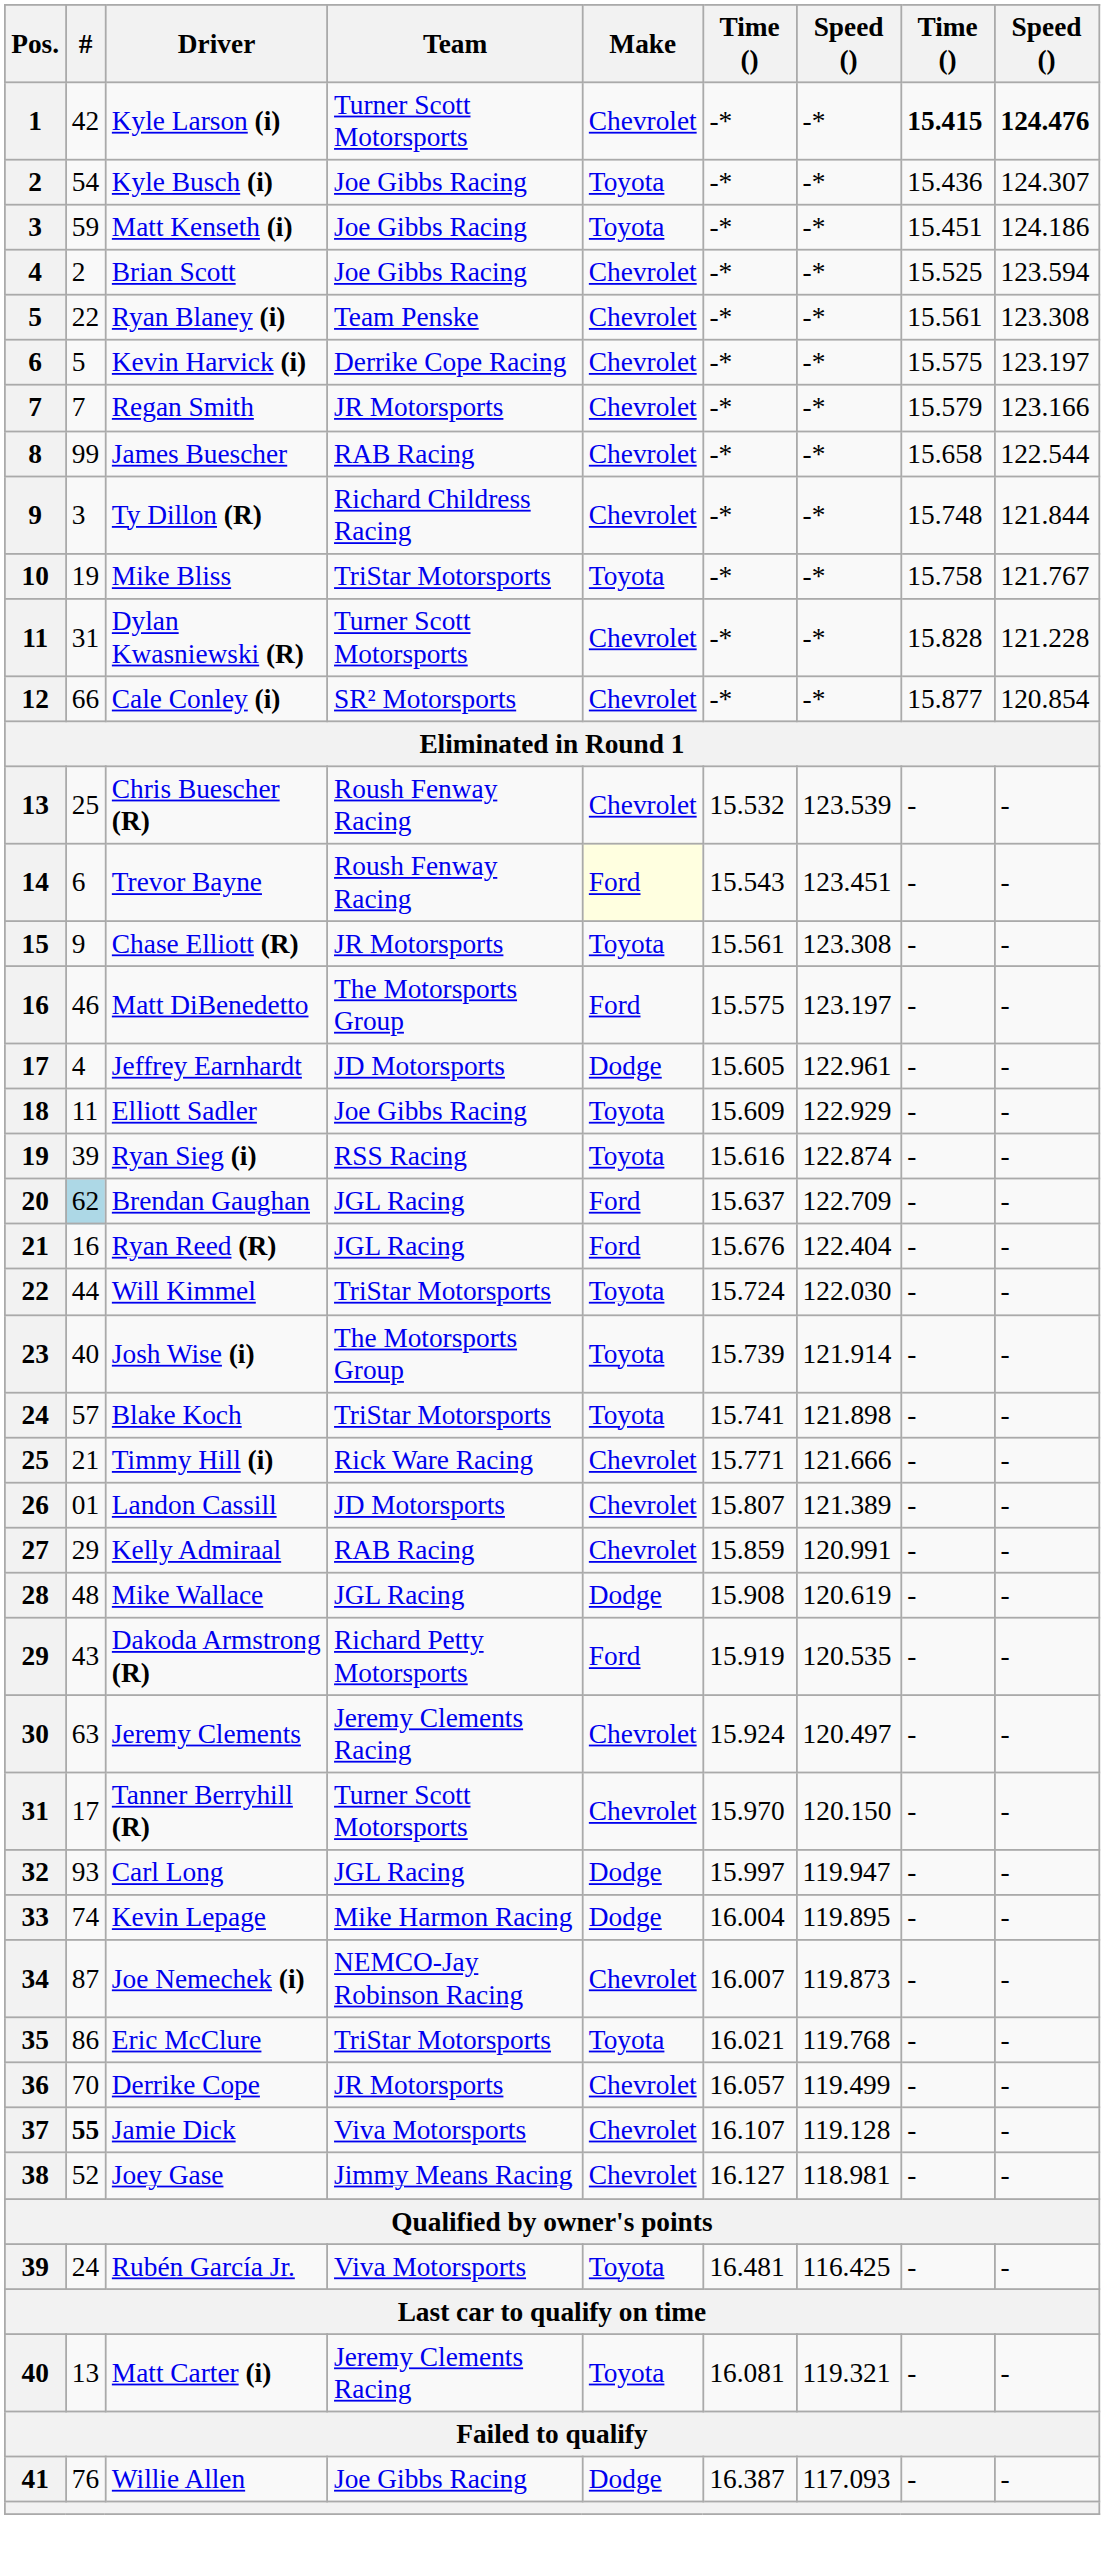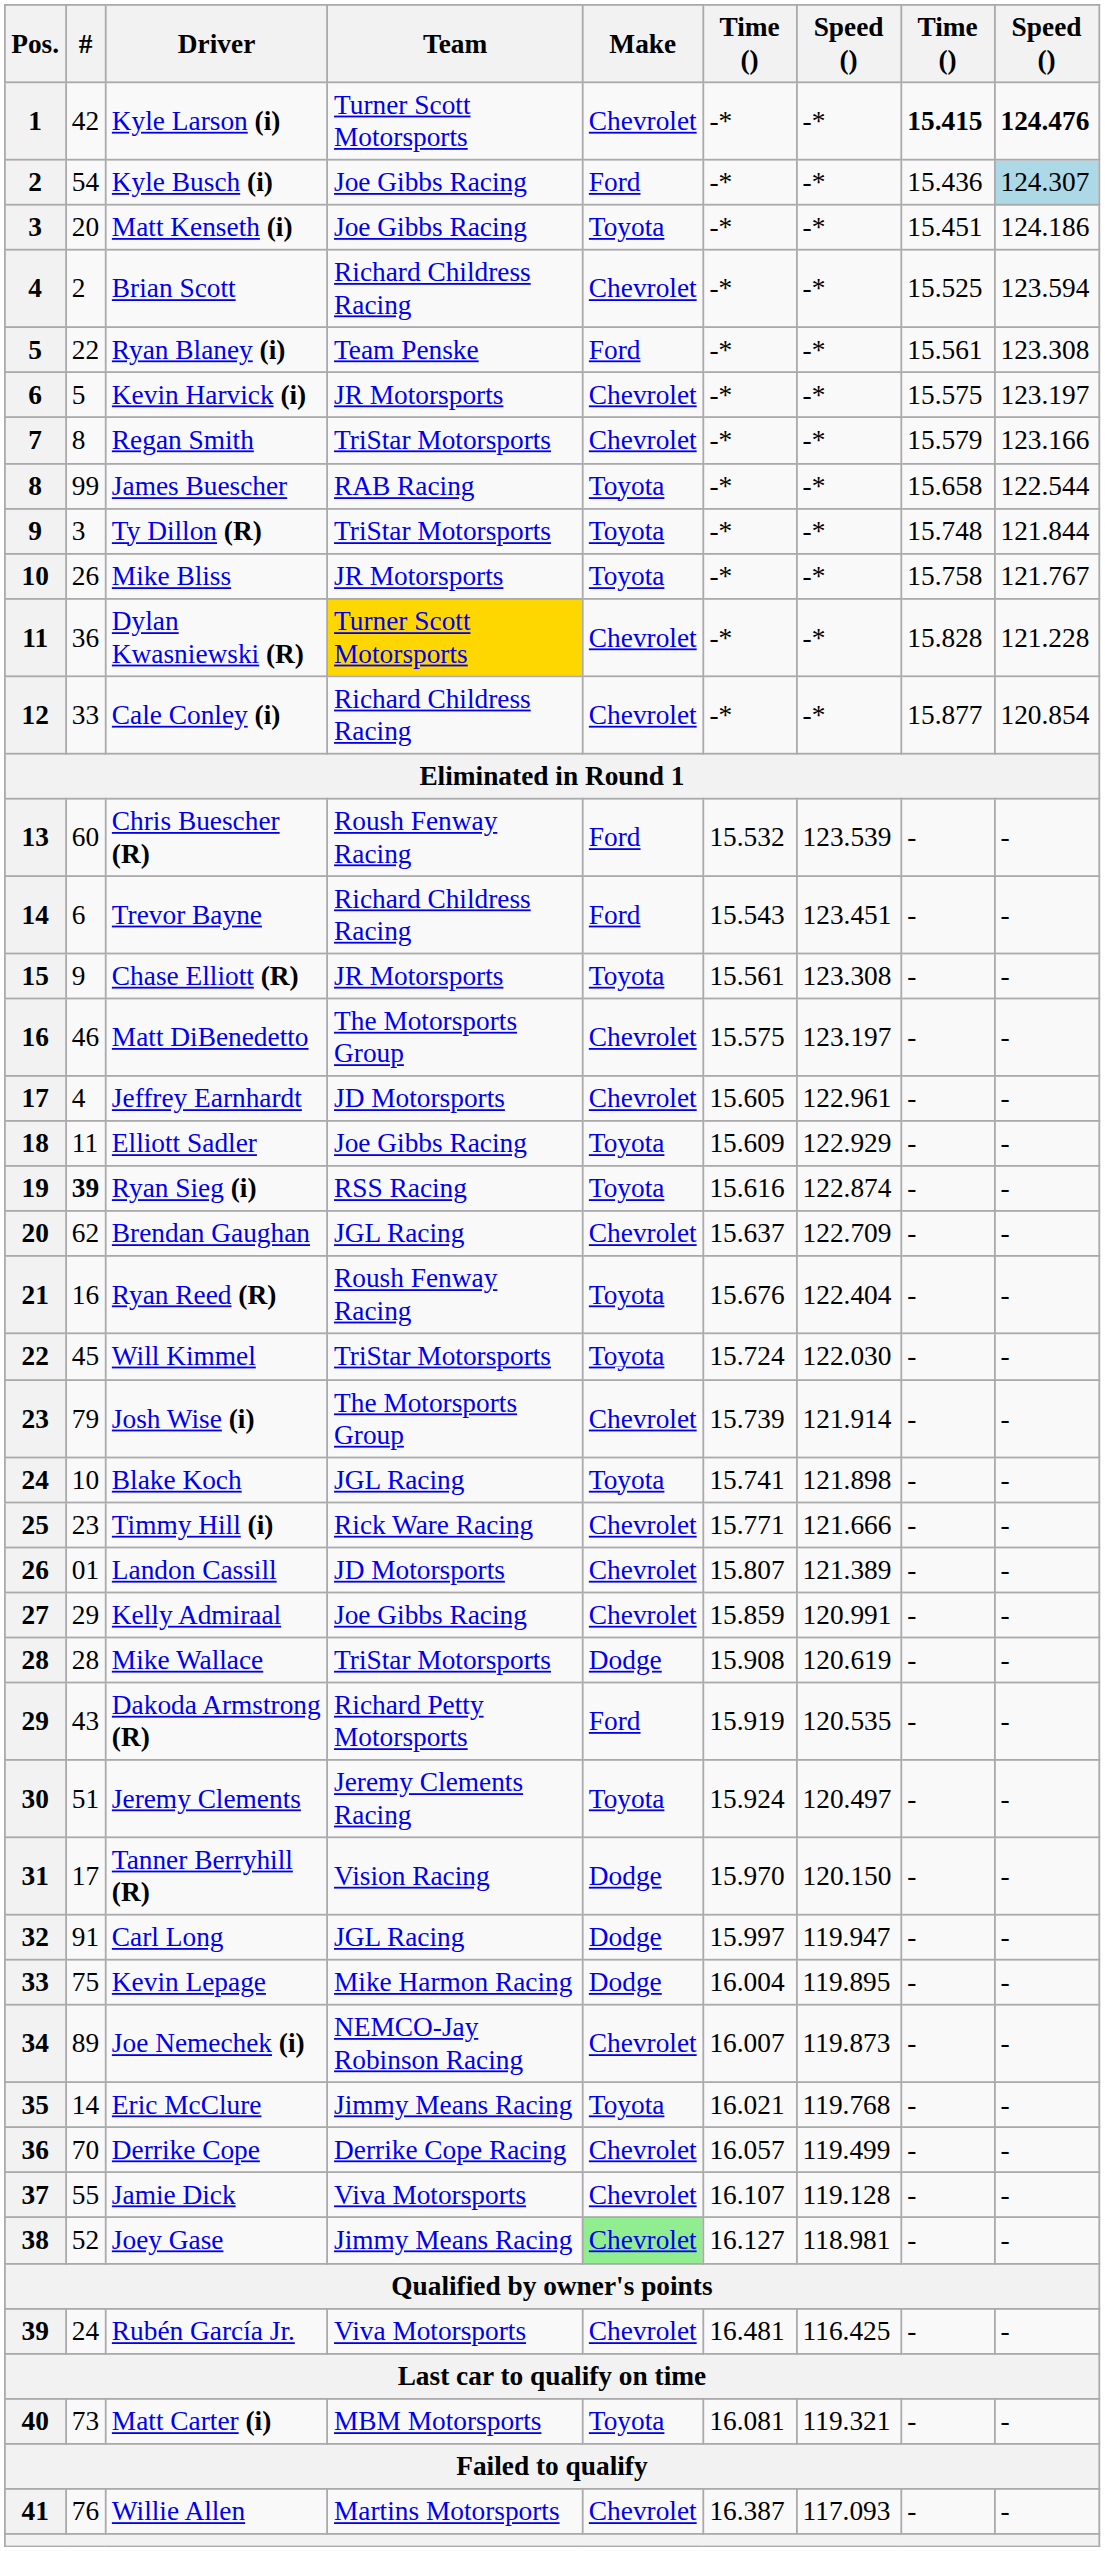(627, 182) Toyota -> (615, 182) Ford
(1045, 182) no background -> (1045, 182) lightblue background
(85, 227) 59 -> (85, 227) 20
(430, 272) Joe Gibbs Racing -> (432, 288) Richard Childress Racing
(643, 317) Chevrolet -> (615, 350) Ford
(450, 362) Derrike Cope Racing -> (419, 395) JR Motorsports
(79, 407) 7 -> (79, 440) 8
(419, 407) JR Motorsports -> (443, 440) TriStar Motorsports
(643, 452) Chevrolet -> (627, 485) Toyota
(432, 514) Richard Childress Racing -> (443, 530) TriStar Motorsports
(643, 514) Chevrolet -> (627, 530) Toyota
(85, 575) 19 -> (85, 575) 26
(443, 575) TriStar Motorsports -> (419, 575) JR Motorsports
(85, 636) 31 -> (85, 636) 36
(402, 636) no background -> (402, 636) gold background
(85, 698) 66 -> (85, 714) 33
(425, 698) SR² Motorsports -> (432, 714) Richard Childress Racing
(85, 804) 25 -> (85, 837) 60
(643, 804) Chevrolet -> (615, 837) Ford
(416, 882) Roush Fenway Racing -> (432, 914) Richard Childress Racing
(615, 882) lightyellow background -> (615, 914) no background
(615, 1004) Ford -> (643, 1037) Chevrolet
(625, 1066) Dodge -> (643, 1098) Chevrolet
(85, 1156) normal -> (85, 1188) bold
(85, 1201) lightblue background -> (85, 1233) no background
(615, 1201) Ford -> (643, 1233) Chevrolet
(399, 1246) JGL Racing -> (416, 1295) Roush Fenway Racing
(615, 1246) Ford -> (627, 1295) Toyota
(85, 1291) 44 -> (85, 1356) 45
(85, 1352) 40 -> (85, 1417) 79
(627, 1352) Toyota -> (643, 1417) Chevrolet
(85, 1414) 57 -> (85, 1479) 10
(443, 1414) TriStar Motorsports -> (399, 1479) JGL Racing
(85, 1459) 21 -> (85, 1524) 23
(404, 1549) RAB Racing -> (430, 1614) Joe Gibbs Racing
(85, 1594) 48 -> (85, 1659) 28
(399, 1594) JGL Racing -> (443, 1659) TriStar Motorsports
(85, 1733) 63 -> (85, 1798) 51
(643, 1733) Chevrolet -> (627, 1798) Toyota
(402, 1811) Turner Scott Motorsports -> (412, 1875) Vision Racing
(643, 1811) Chevrolet -> (625, 1875) Dodge
(85, 1872) 93 -> (85, 1937) 91
(85, 1917) 74 -> (85, 1982) 75
(85, 1978) 87 -> (85, 2043) 89
(85, 2040) 86 -> (85, 2104) 14
(443, 2040) TriStar Motorsports -> (453, 2104) Jimmy Means Racing
(419, 2085) JR Motorsports -> (450, 2150) Derrike Cope Racing
(85, 2130) bold -> (85, 2195) normal
(643, 2175) no background -> (643, 2240) lightgreen background
(627, 2265) Toyota -> (643, 2330) Chevrolet
(85, 2372) 13 -> (85, 2420) 73
(429, 2372) Jeremy Clements Racing -> (438, 2420) MBM Motorsports
(430, 2478) Joe Gibbs Racing -> (447, 2510) Martins Motorsports
(625, 2478) Dodge -> (643, 2510) Chevrolet
